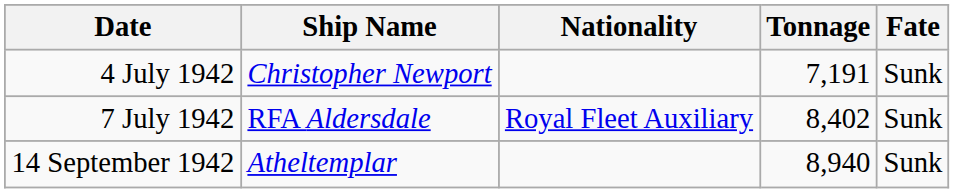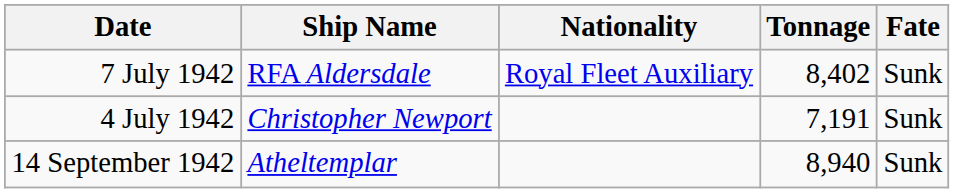rows swapped: (167, 72) <-> (167, 118)
